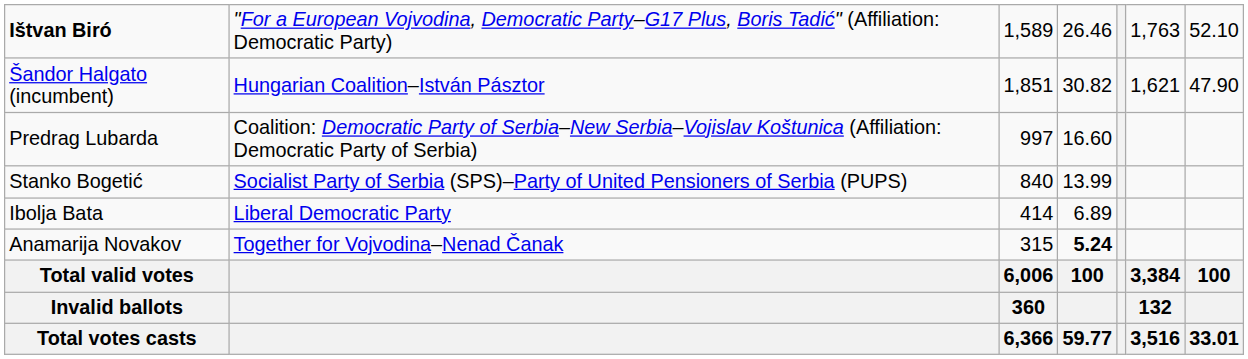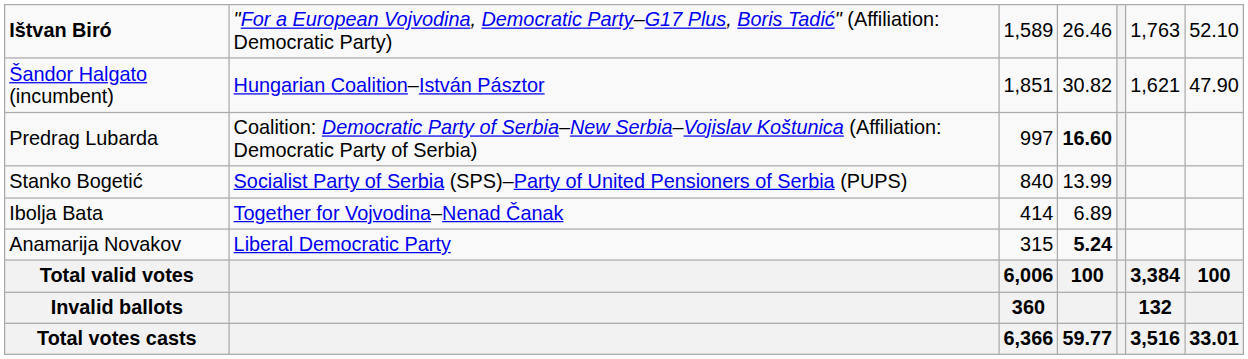(1087, 138) normal -> (1087, 138) bold
(342, 213) Liberal Democratic Party -> (399, 213) Together for Vojvodina–Nenad Čanak
(399, 244) Together for Vojvodina–Nenad Čanak -> (342, 244) Liberal Democratic Party
